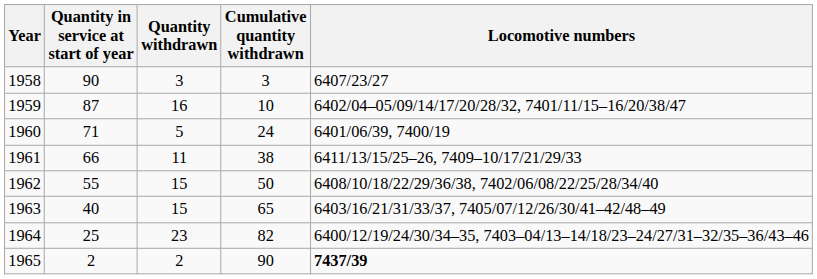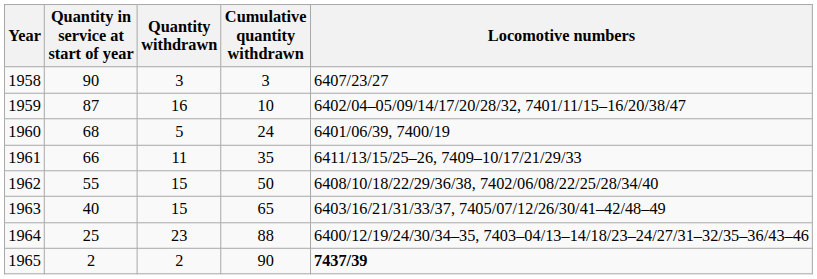(91, 131) 71 -> (91, 131) 68
(266, 157) 38 -> (266, 157) 35
(266, 235) 82 -> (266, 235) 88
